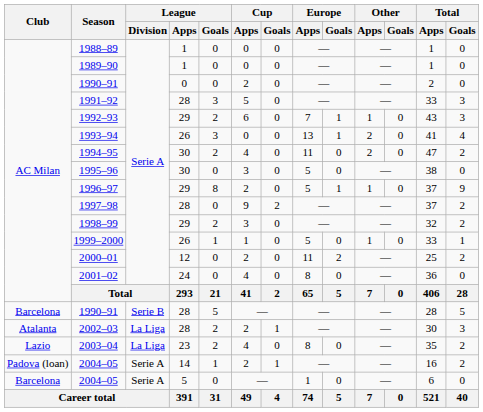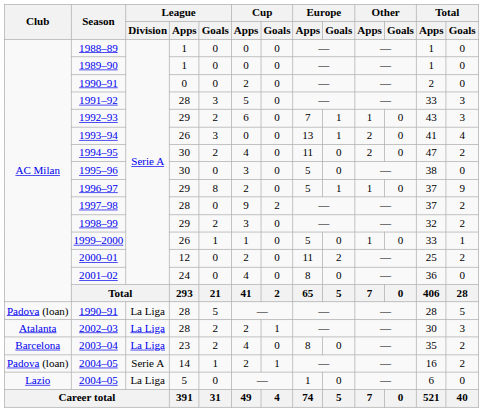(38, 310) Barcelona -> (38, 310) Padova (loan)
(148, 310) Serie B -> (148, 310) La Liga
(38, 345) Lazio -> (38, 345) Barcelona
(38, 380) Barcelona -> (38, 380) Lazio
(148, 380) Serie A -> (148, 380) La Liga
